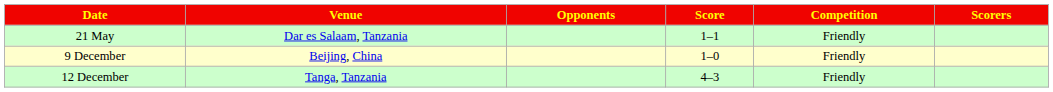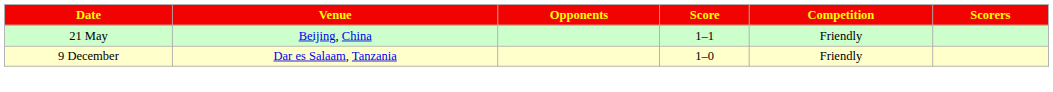(346, 35) Dar es Salaam, Tanzania -> (335, 35) Beijing, China
(346, 56) Beijing, China -> (335, 56) Dar es Salaam, Tanzania
- row: (95, 77)
